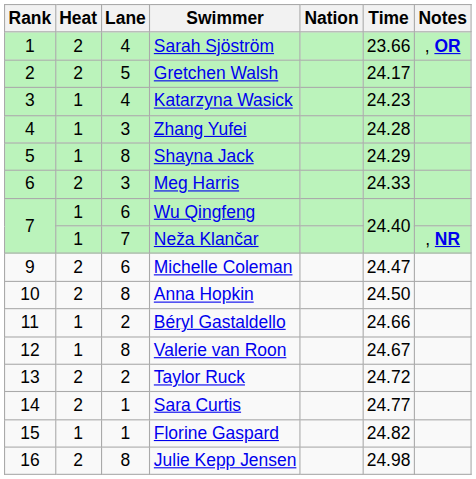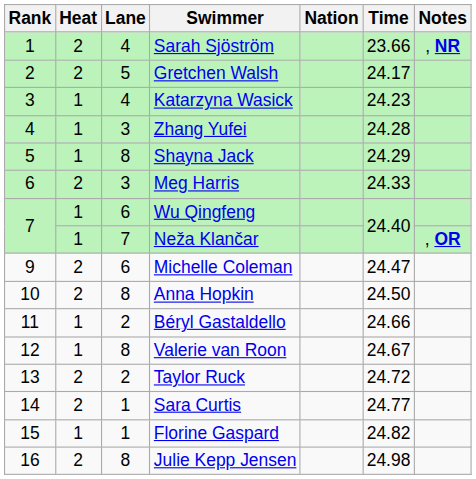(443, 45) , OR -> (443, 45) , NR
(443, 239) , NR -> (443, 239) , OR
